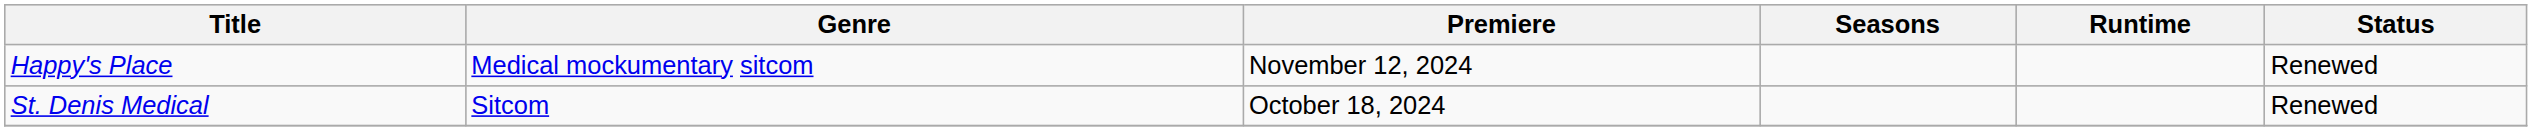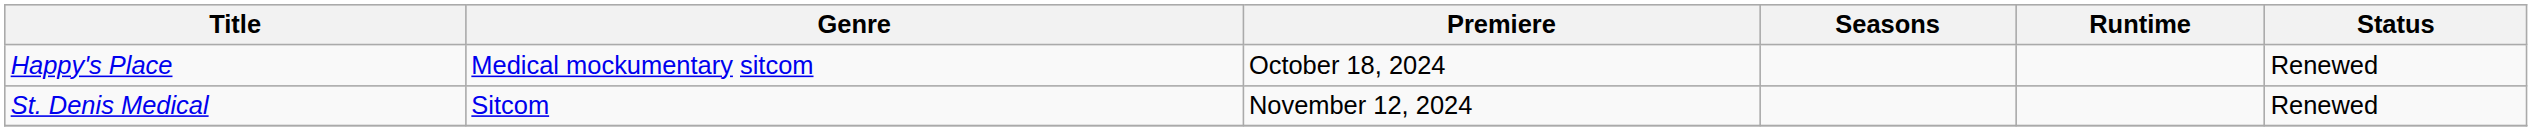(1361, 65) November 12, 2024 -> (1347, 65) October 18, 2024
(1347, 105) October 18, 2024 -> (1361, 105) November 12, 2024
